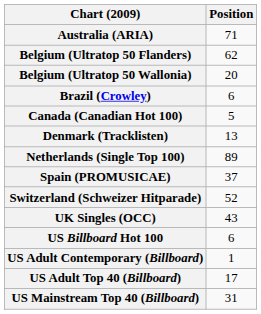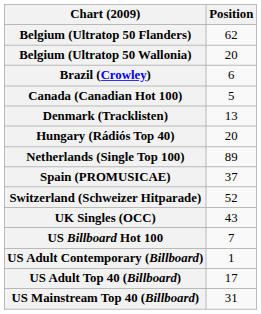- row: (105, 34)
+ row: (105, 136)
(231, 237) 6 -> (231, 237) 7
